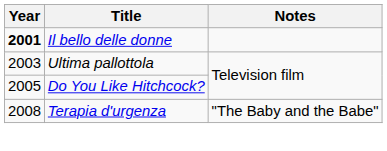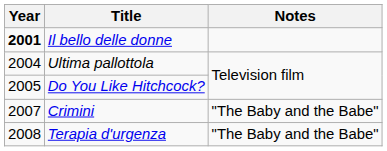(24, 63) 2003 -> (24, 63) 2004
+ row: (71, 110)
